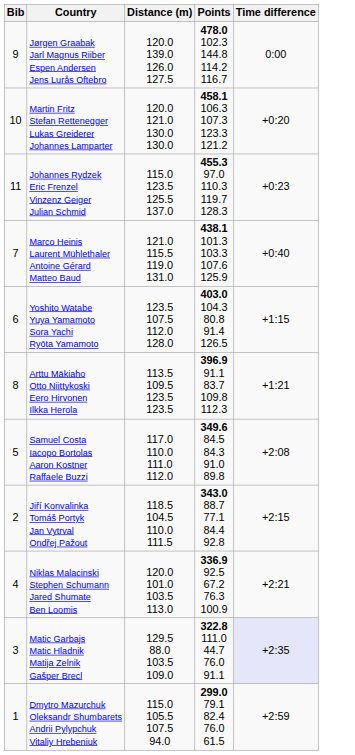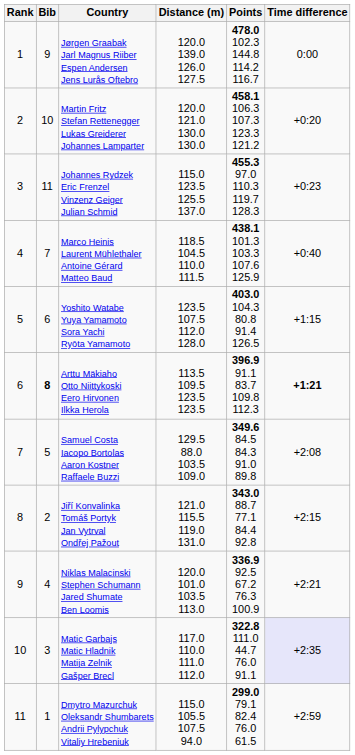+ column: (20, 13)
(160, 259) 121.0 115.5 119.0 131.0 -> (191, 259) 118.5 104.5 110.0 111.5
(16, 385) normal -> (47, 385) bold
(276, 385) normal -> (307, 385) bold
(160, 458) 117.0 110.0 111.0 112.0 -> (191, 458) 129.5 88.0 103.5 109.0
(160, 524) 118.5 104.5 110.0 111.5 -> (191, 524) 121.0 115.5 119.0 131.0
(160, 656) 129.5 88.0 103.5 109.0 -> (191, 656) 117.0 110.0 111.0 112.0
